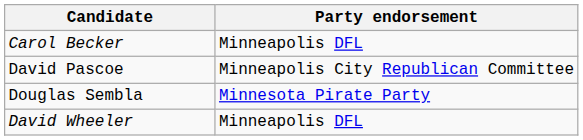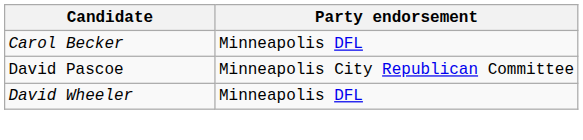- row: (76, 96)
